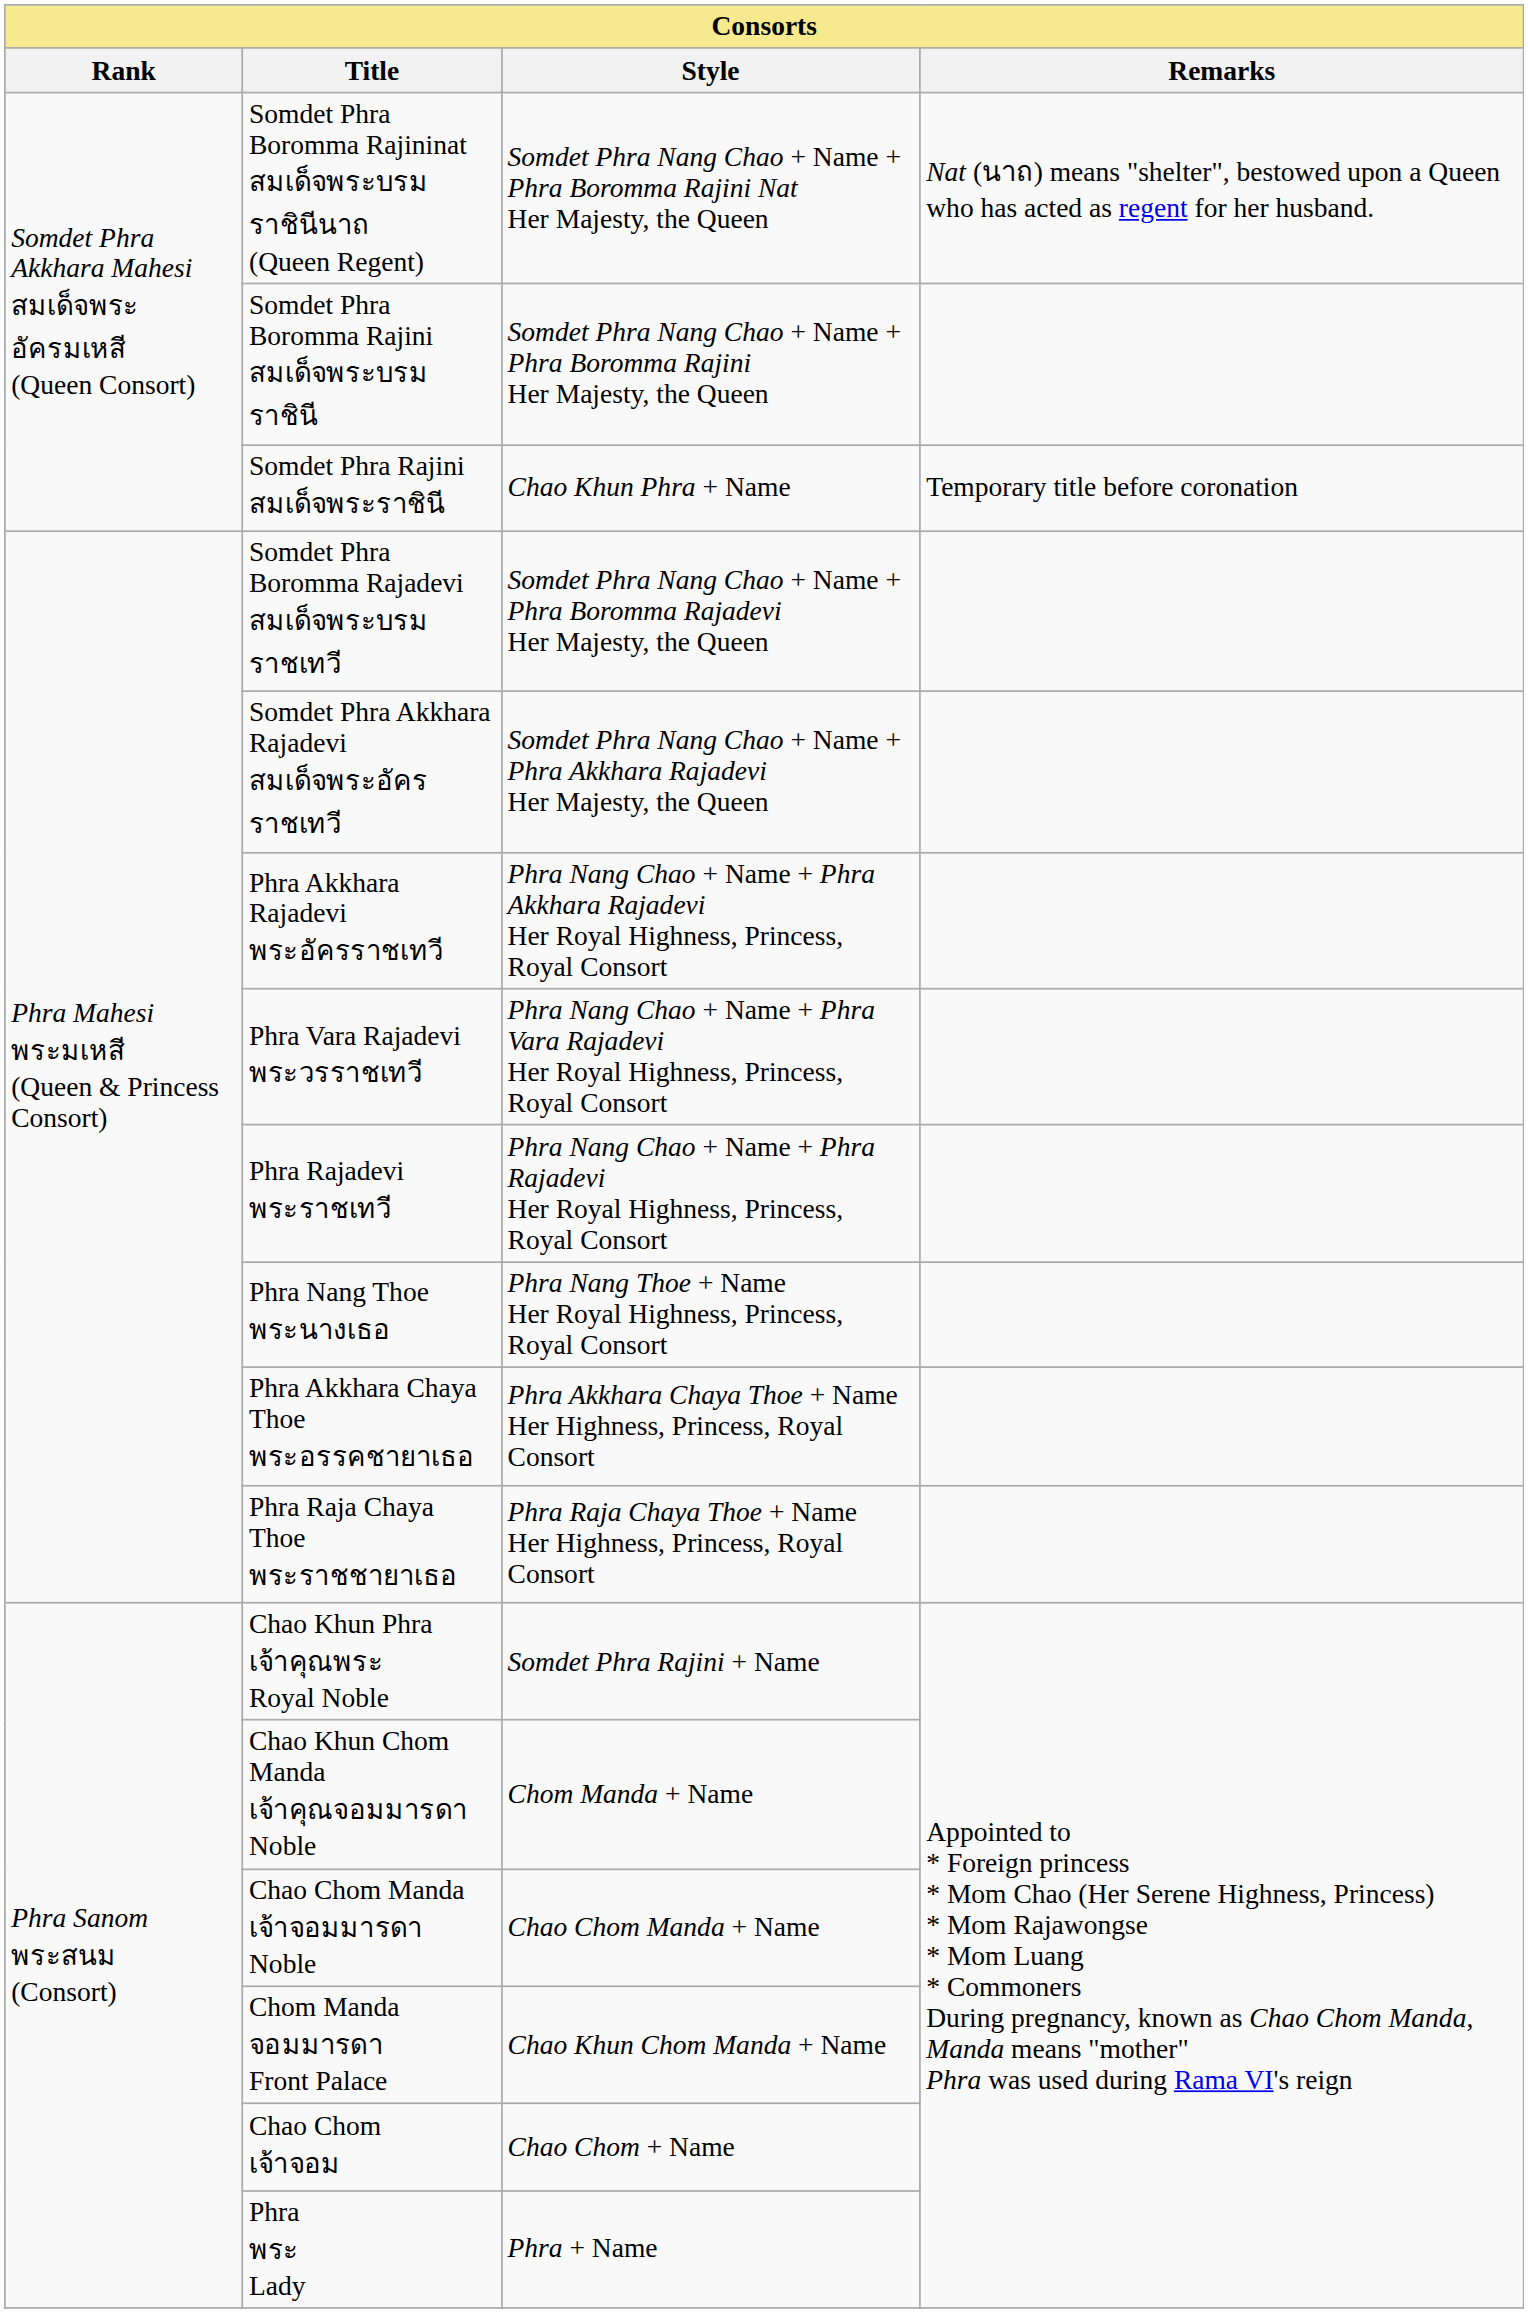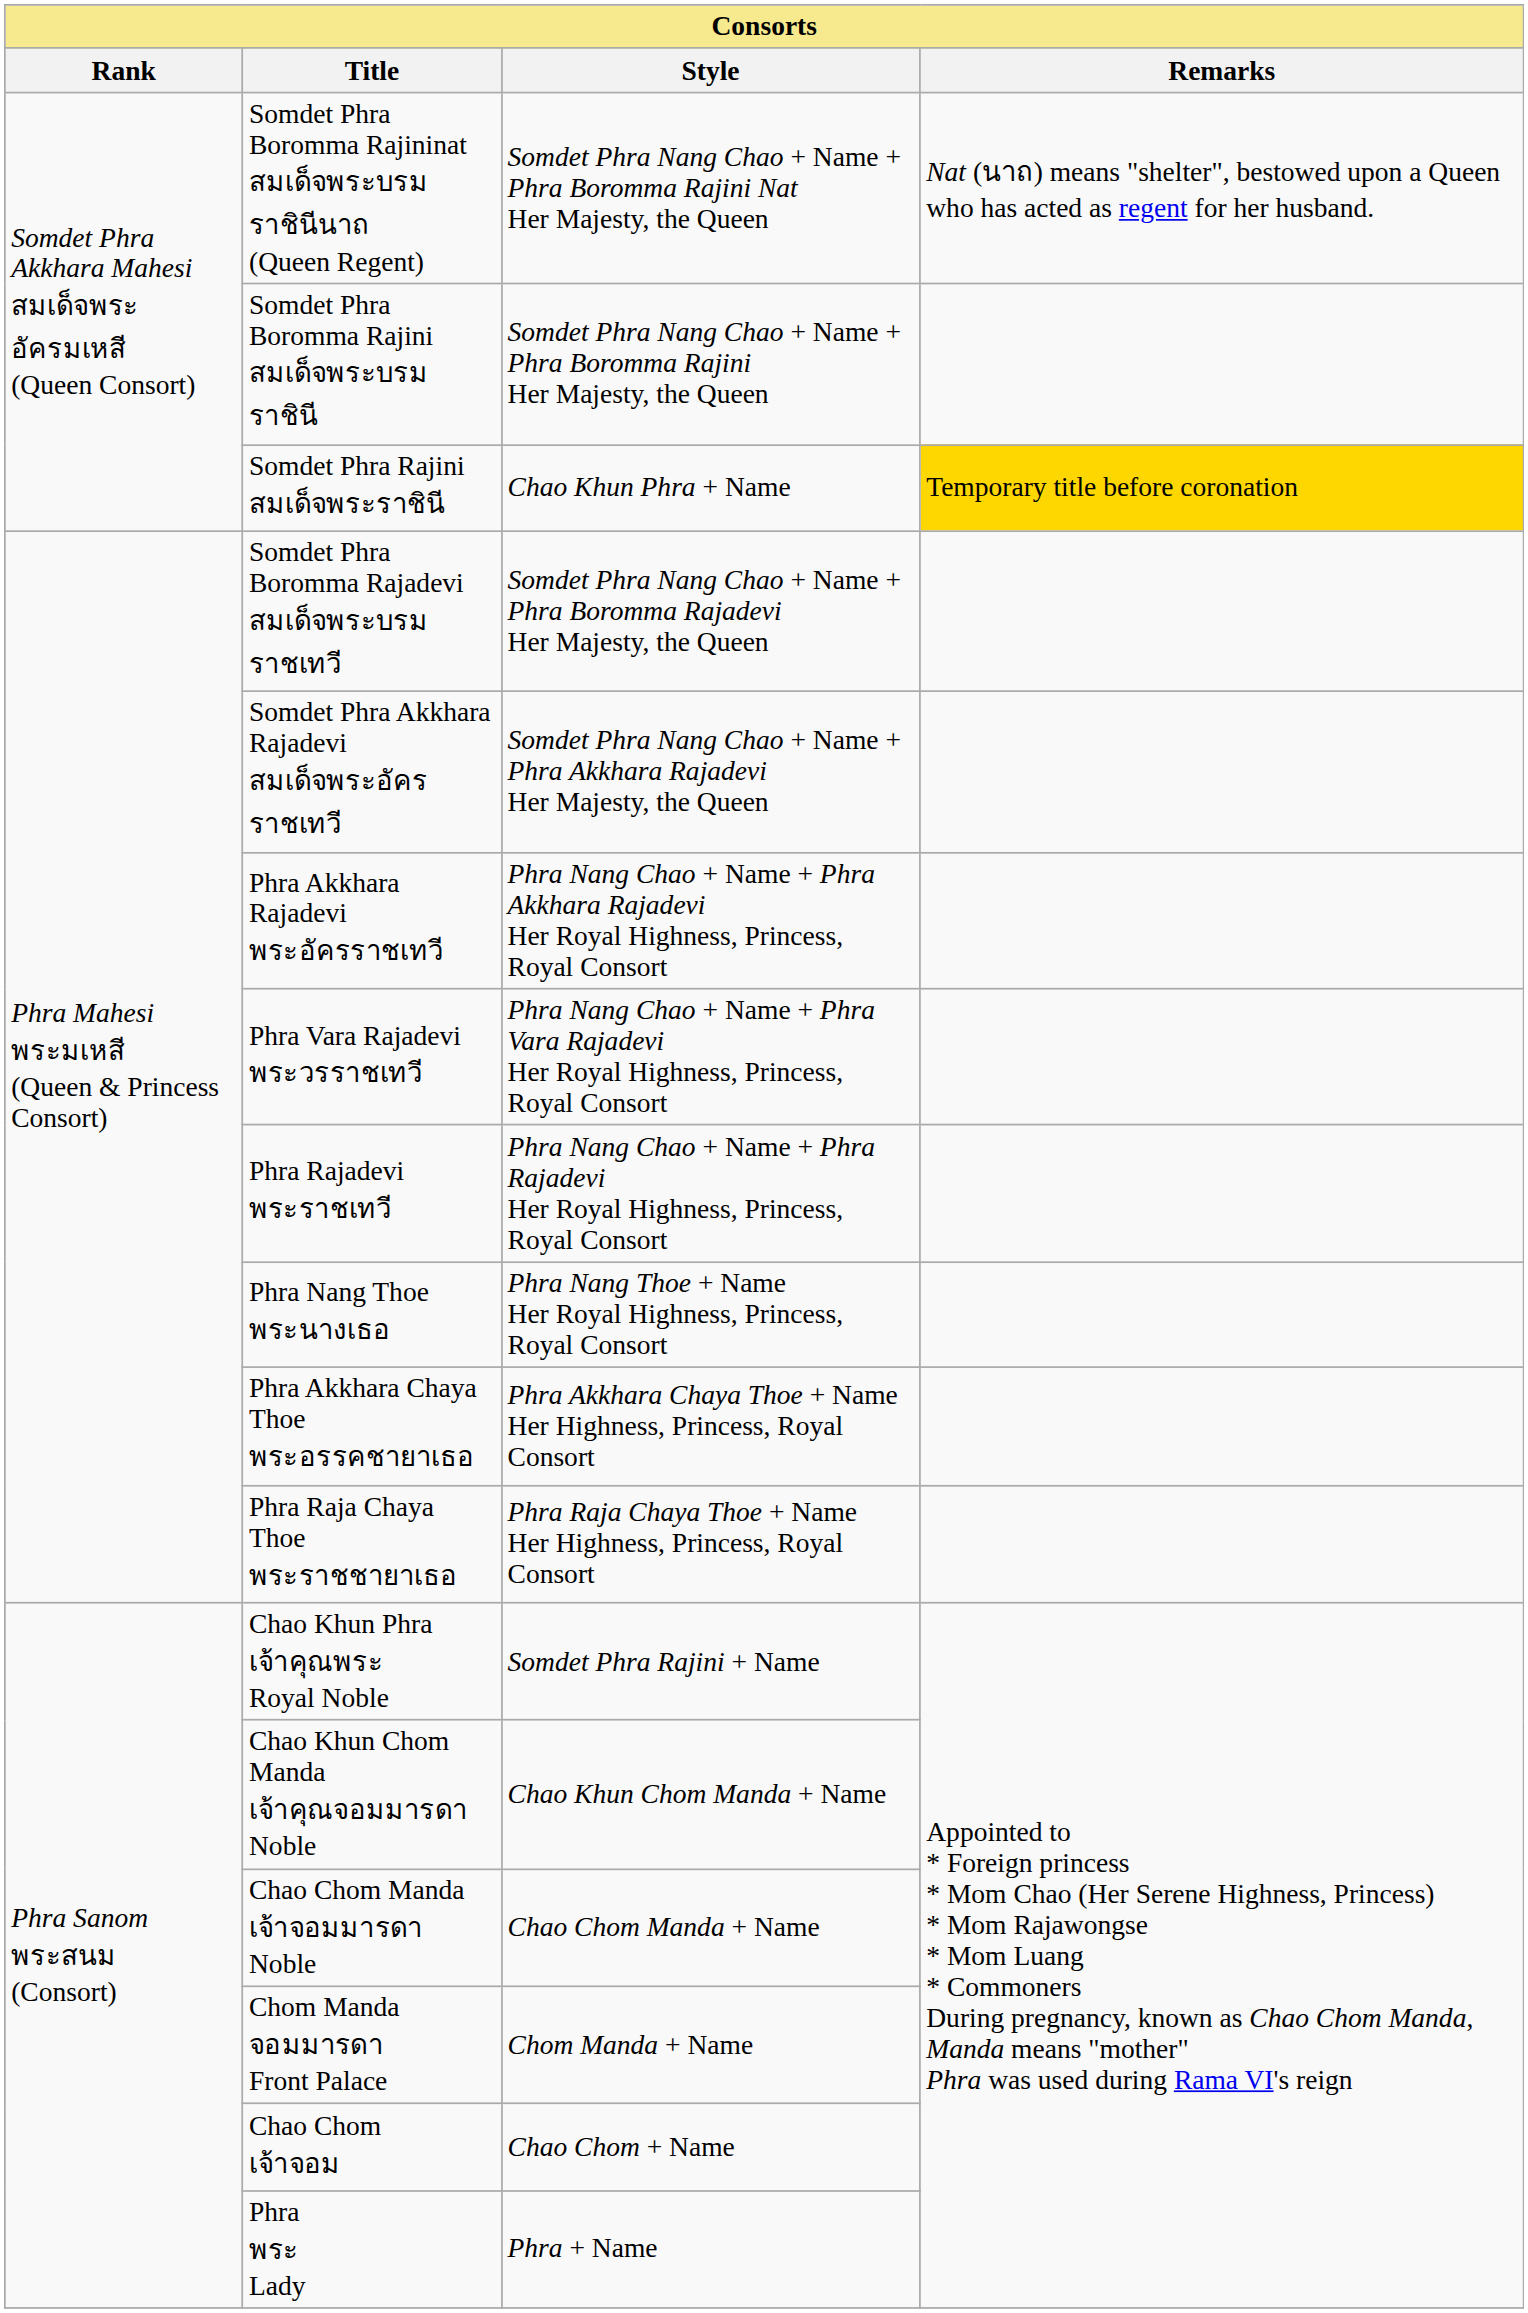(1112, 487) no background -> (1112, 487) gold background
(630, 1794) Chom Manda + Name -> (697, 1794) Chao Khun Chom Manda + Name
(697, 2044) Chao Khun Chom Manda + Name -> (630, 2044) Chom Manda + Name
